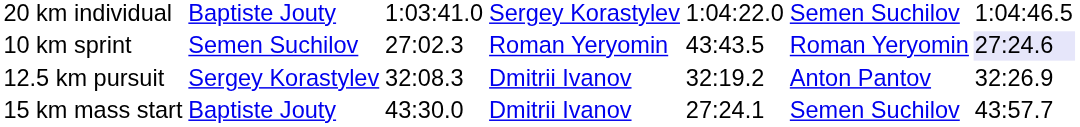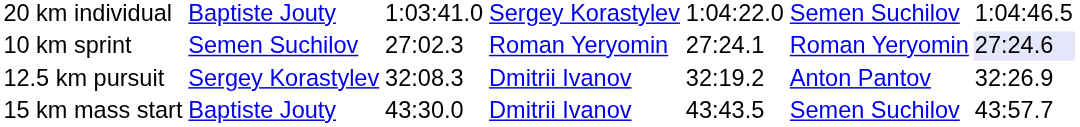(725, 45) 43:43.5 -> (725, 45) 27:24.1
(725, 110) 27:24.1 -> (725, 110) 43:43.5
